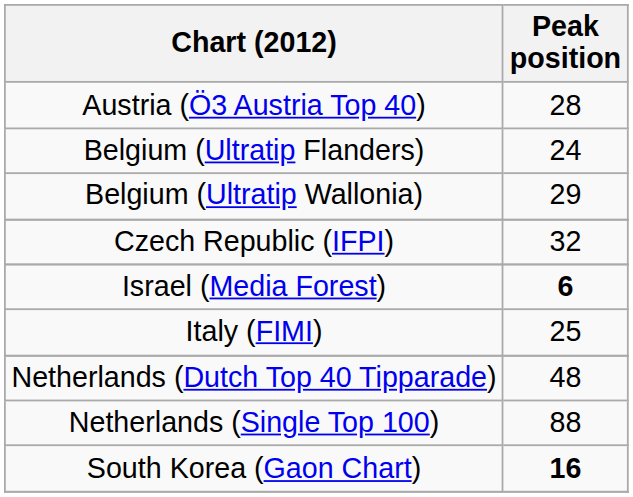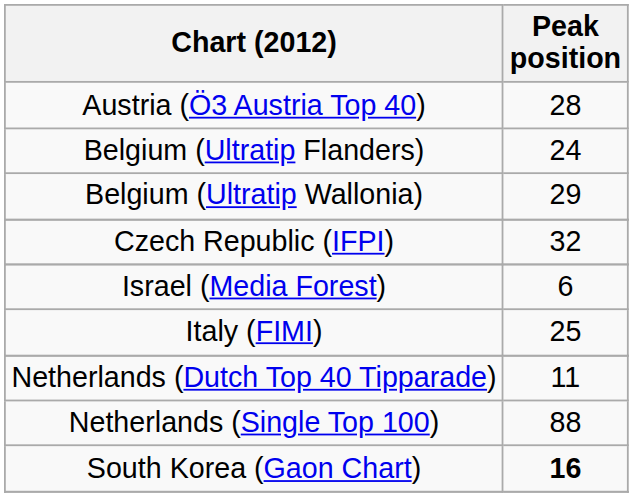(565, 286) bold -> (565, 286) normal
(565, 377) 48 -> (565, 377) 11
